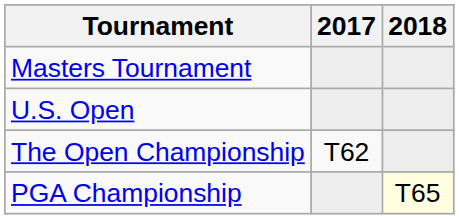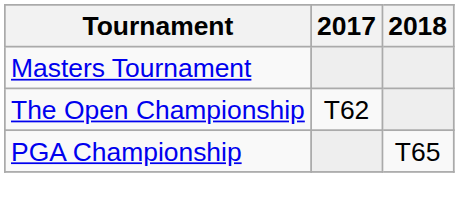- row: (73, 110)
(418, 193) lightyellow background -> (418, 152) no background
